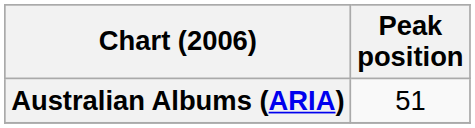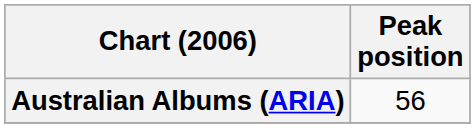(410, 100) 51 -> (410, 100) 56
